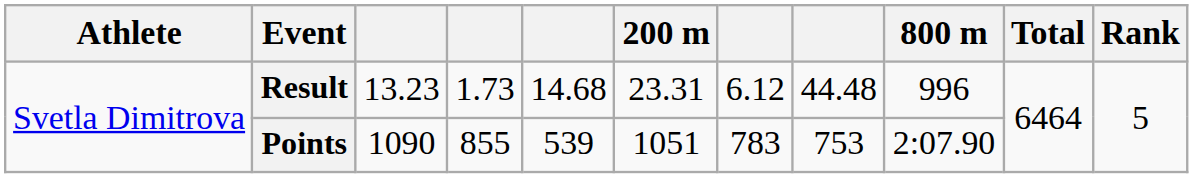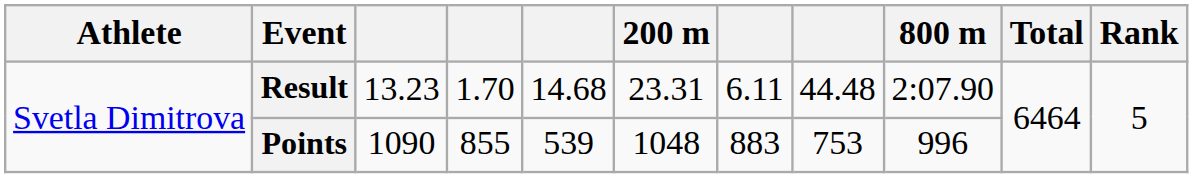(485, 88) 1.73 -> (485, 88) 1.70
(755, 88) 6.12 -> (755, 88) 6.11
(944, 88) 996 -> (943, 88) 2:07.90
(666, 144) 1051 -> (666, 144) 1048
(755, 144) 783 -> (755, 144) 883
(944, 144) 2:07.90 -> (943, 144) 996
